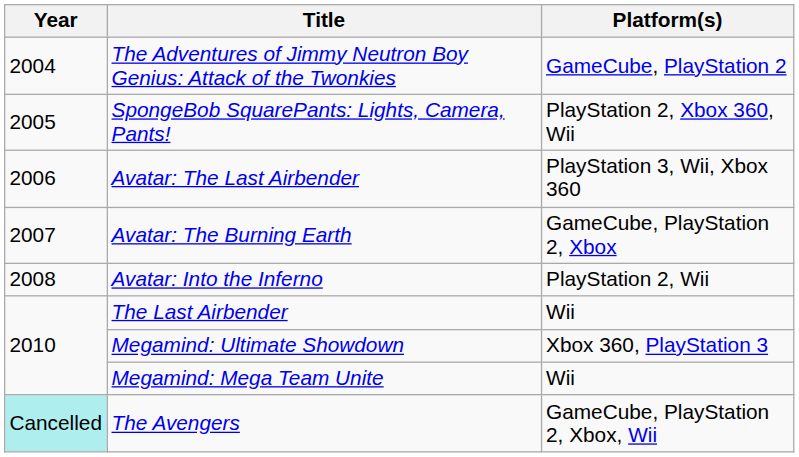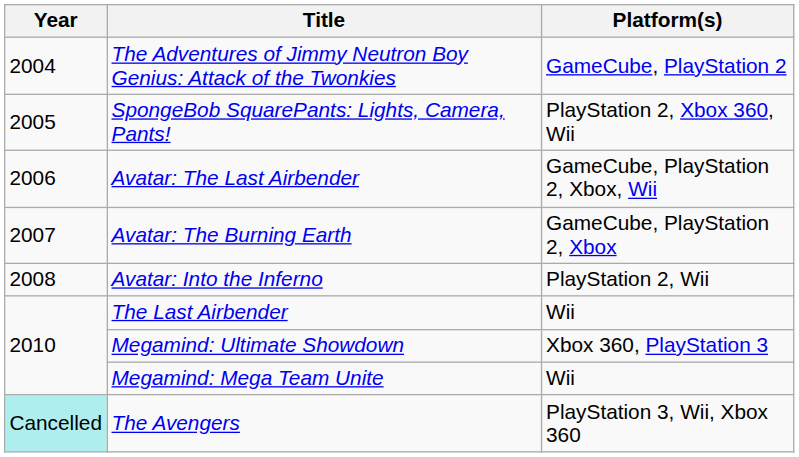(657, 178) PlayStation 3, Wii, Xbox 360 -> (658, 178) GameCube, PlayStation 2, Xbox, Wii
(658, 423) GameCube, PlayStation 2, Xbox, Wii -> (657, 423) PlayStation 3, Wii, Xbox 360
